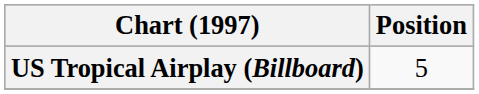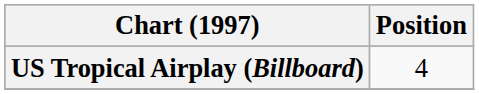(421, 67) 5 -> (421, 67) 4
